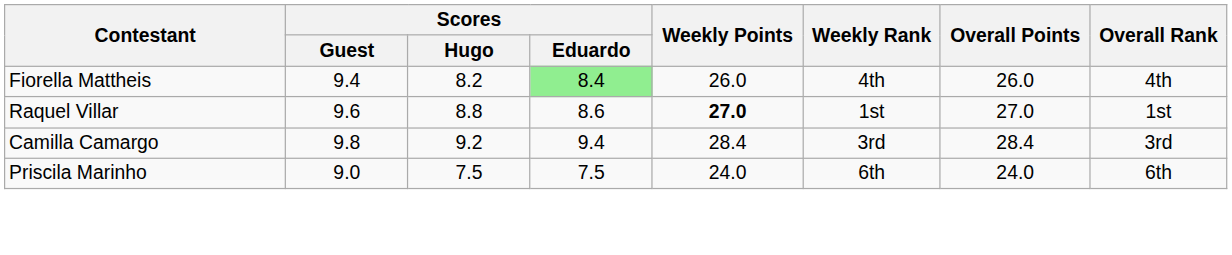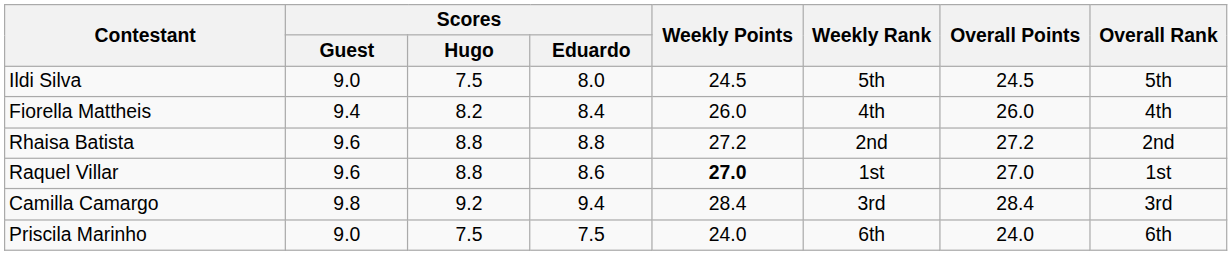+ row: (45, 81)
(591, 81) lightgreen background -> (591, 111) no background
+ row: (71, 142)
